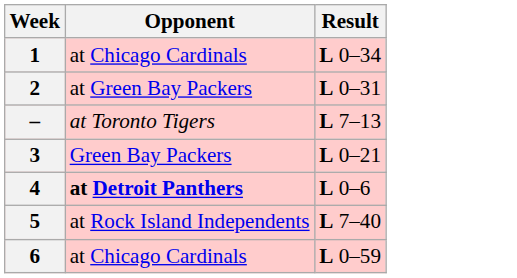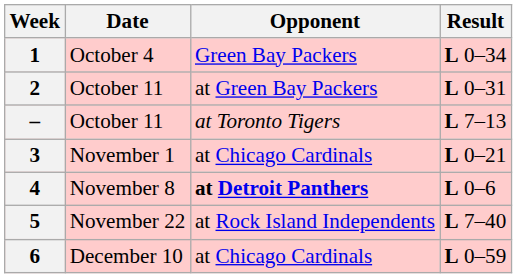+ column: (127, 21)
(158, 54) at Chicago Cardinals -> (276, 54) Green Bay Packers
(151, 155) Green Bay Packers -> (284, 155) at Chicago Cardinals
